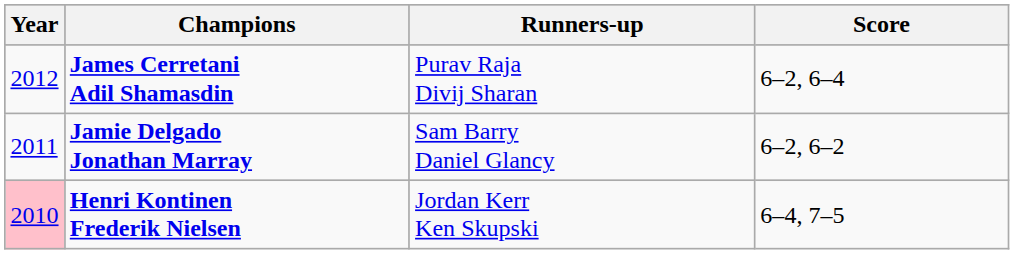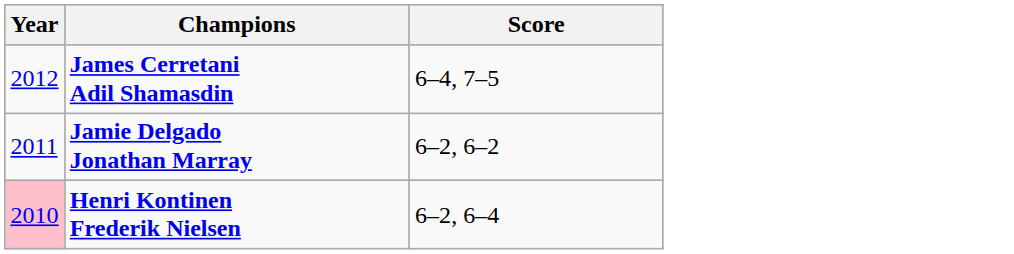- column: (582, 24)
(802, 78) 6–2, 6–4 -> (457, 78) 6–4, 7–5
(802, 214) 6–4, 7–5 -> (457, 214) 6–2, 6–4
